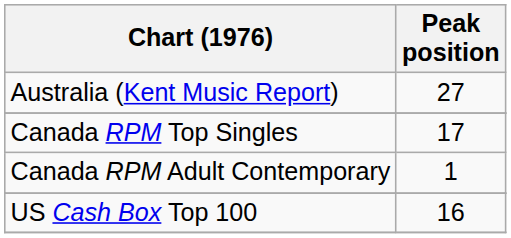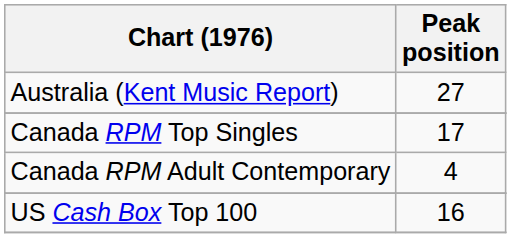(451, 172) 1 -> (451, 172) 4
